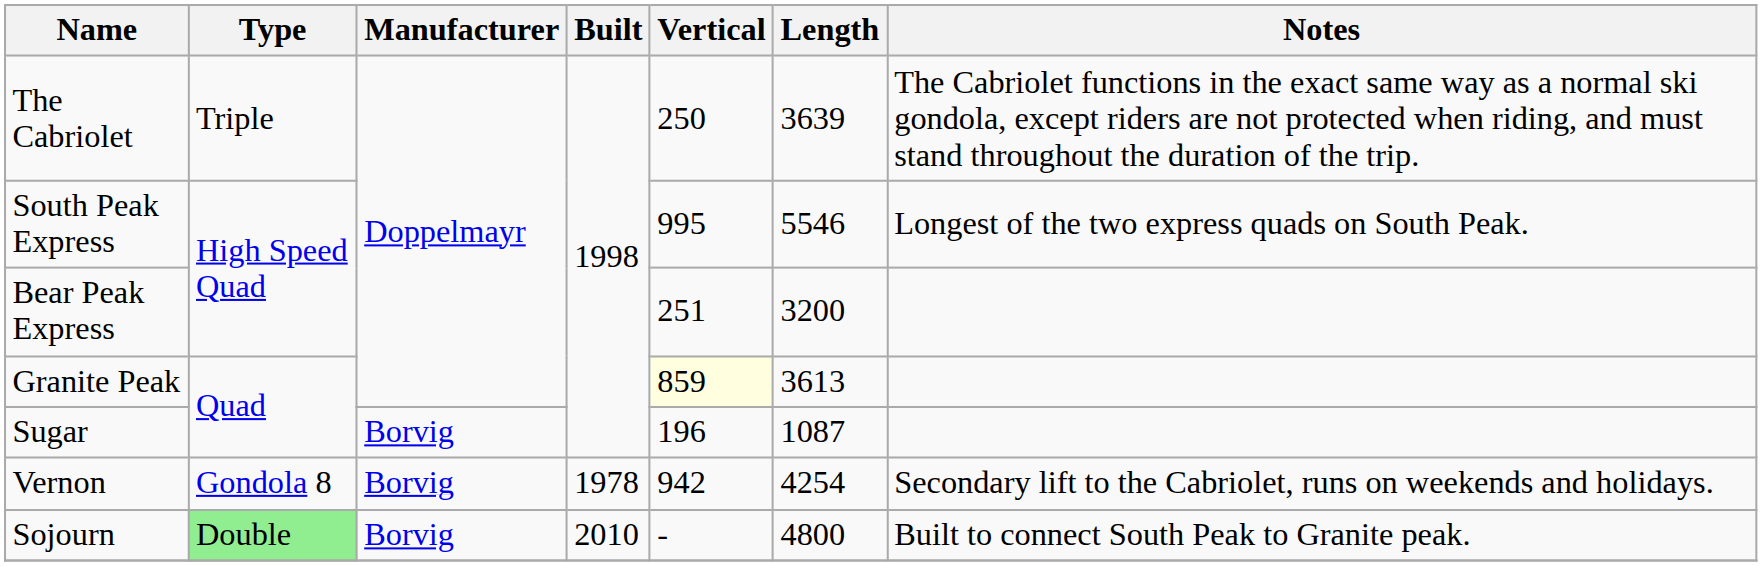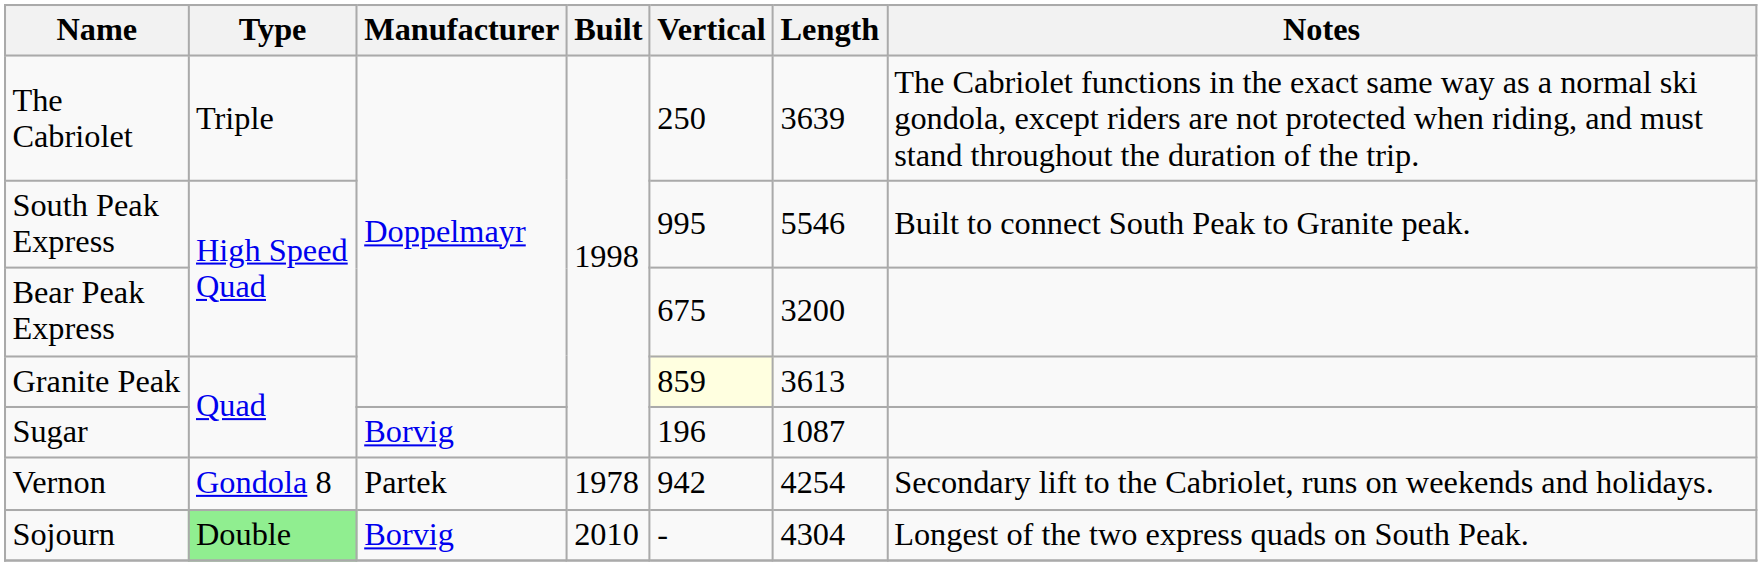(1212, 223) Longest of the two express quads on South Peak. -> (1182, 223) Built to connect South Peak to Granite peak.
(682, 311) 251 -> (682, 311) 675
(409, 483) Borvig -> (405, 483) Partek
(813, 534) 4800 -> (813, 534) 4304
(1182, 534) Built to connect South Peak to Granite peak. -> (1212, 534) Longest of the two express quads on South Peak.
